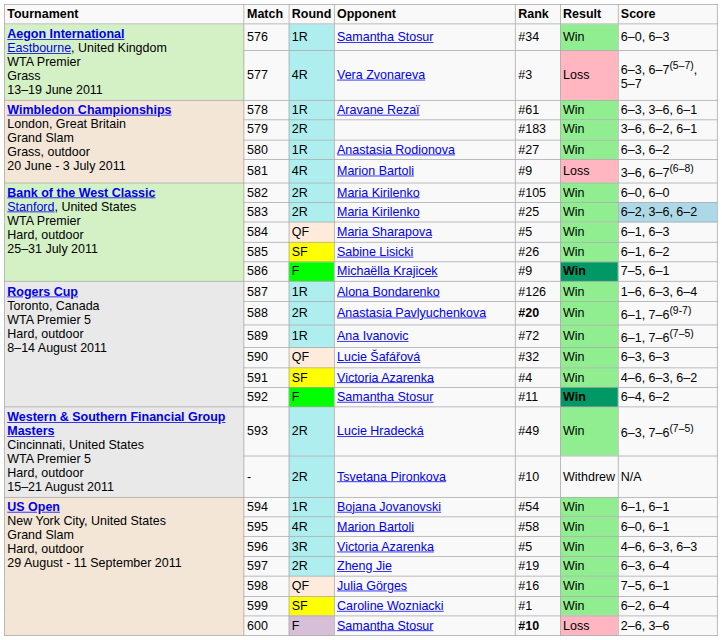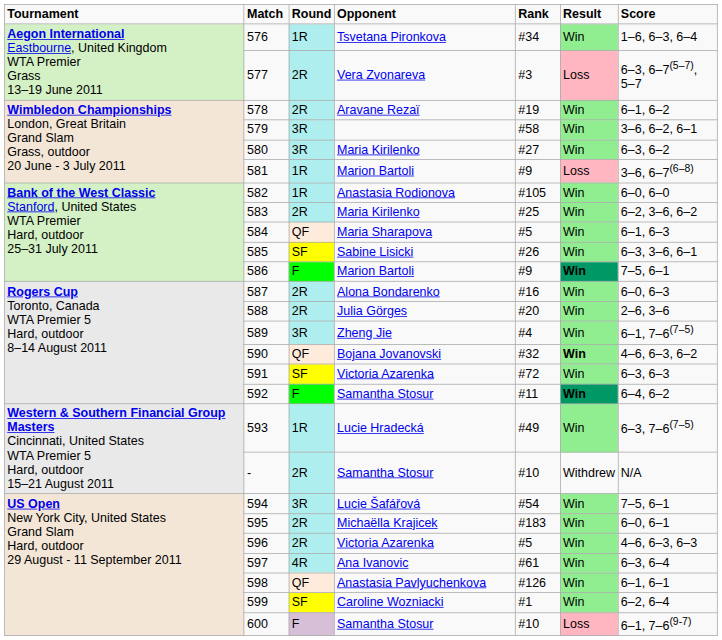(385, 37) Samantha Stosur -> (391, 37) Tsvetana Pironkova
(645, 37) 6–0, 6–3 -> (659, 37) 1–6, 6–3, 6–4
(300, 75) 4R -> (300, 75) 2R
(300, 110) 1R -> (300, 110) 2R
(529, 110) #61 -> (529, 110) #19
(659, 110) 6–3, 3–6, 6–1 -> (645, 110) 6–1, 6–2
(300, 129) 2R -> (300, 129) 3R
(532, 129) #183 -> (529, 129) #58
(300, 149) 1R -> (300, 149) 3R
(396, 149) Anastasia Rodionova -> (378, 149) Maria Kirilenko
(300, 171) 4R -> (300, 171) 1R
(300, 192) 2R -> (300, 192) 1R
(378, 192) Maria Kirilenko -> (396, 192) Anastasia Rodionova
(659, 212) lightblue background -> (659, 212) no background
(645, 252) 6–1, 6–2 -> (659, 252) 6–3, 3–6, 6–1
(387, 271) Michaëlla Krajicek -> (376, 271) Marion Bartoli
(300, 291) 1R -> (300, 291) 2R
(532, 291) #126 -> (529, 291) #16
(659, 291) 1–6, 6–3, 6–4 -> (645, 291) 6–0, 6–3
(412, 313) Anastasia Pavlyuchenkova -> (372, 311) Julia Görges
(529, 313) bold -> (529, 311) normal
(656, 313) 6–1, 7–6(9-7) -> (645, 311) 2–6, 3–6
(300, 336) 1R -> (300, 332) 3R
(373, 336) Ana Ivanovic -> (364, 332) Zheng Jie
(529, 336) #72 -> (525, 332) #4
(379, 357) Lucie Šafářová -> (389, 354) Bojana Jovanovski
(574, 357) normal -> (574, 354) bold
(645, 357) 6–3, 6–3 -> (659, 354) 4–6, 6–3, 6–2
(525, 377) #4 -> (529, 374) #72
(659, 377) 4–6, 6–3, 6–2 -> (645, 374) 6–3, 6–3
(300, 431) 2R -> (300, 428) 1R
(391, 476) Tsvetana Pironkova -> (385, 473) Samantha Stosur
(300, 507) 1R -> (300, 503) 3R
(389, 507) Bojana Jovanovski -> (379, 503) Lucie Šafářová
(645, 507) 6–1, 6–1 -> (645, 503) 7–5, 6–1
(300, 526) 4R -> (300, 523) 2R
(376, 526) Marion Bartoli -> (387, 523) Michaëlla Krajicek
(529, 526) #58 -> (532, 523) #183
(300, 546) 3R -> (300, 543) 2R
(300, 566) 2R -> (300, 563) 4R
(364, 566) Zheng Jie -> (373, 563) Ana Ivanovic
(529, 566) #19 -> (529, 563) #61
(372, 586) Julia Görges -> (412, 582) Anastasia Pavlyuchenkova
(529, 586) #16 -> (532, 582) #126
(645, 586) 7–5, 6–1 -> (645, 582) 6–1, 6–1
(529, 625) bold -> (529, 624) normal
(645, 625) 2–6, 3–6 -> (656, 624) 6–1, 7–6(9-7)
